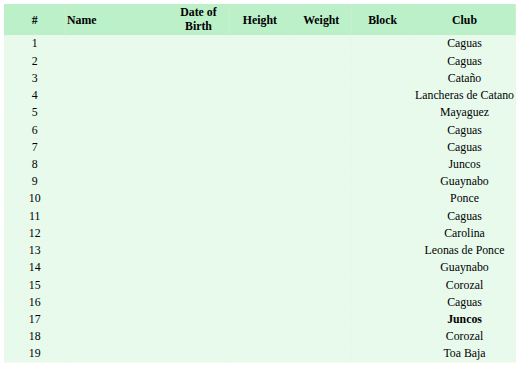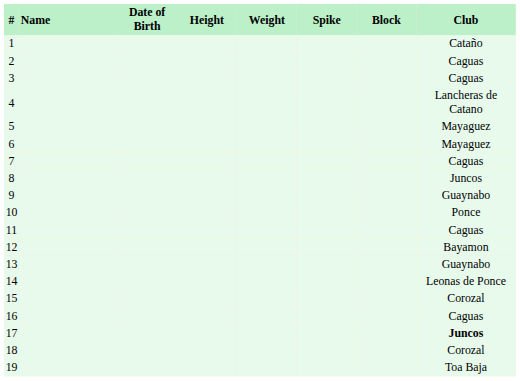+ column: (327, 19)
(465, 43) Caguas -> (466, 43) Cataño
(465, 78) Cataño -> (466, 78) Caguas
(465, 129) Caguas -> (466, 143) Mayaguez
(465, 233) Carolina -> (466, 247) Bayamon
(465, 250) Leonas de Ponce -> (466, 264) Guaynabo
(465, 267) Guaynabo -> (466, 281) Leonas de Ponce
